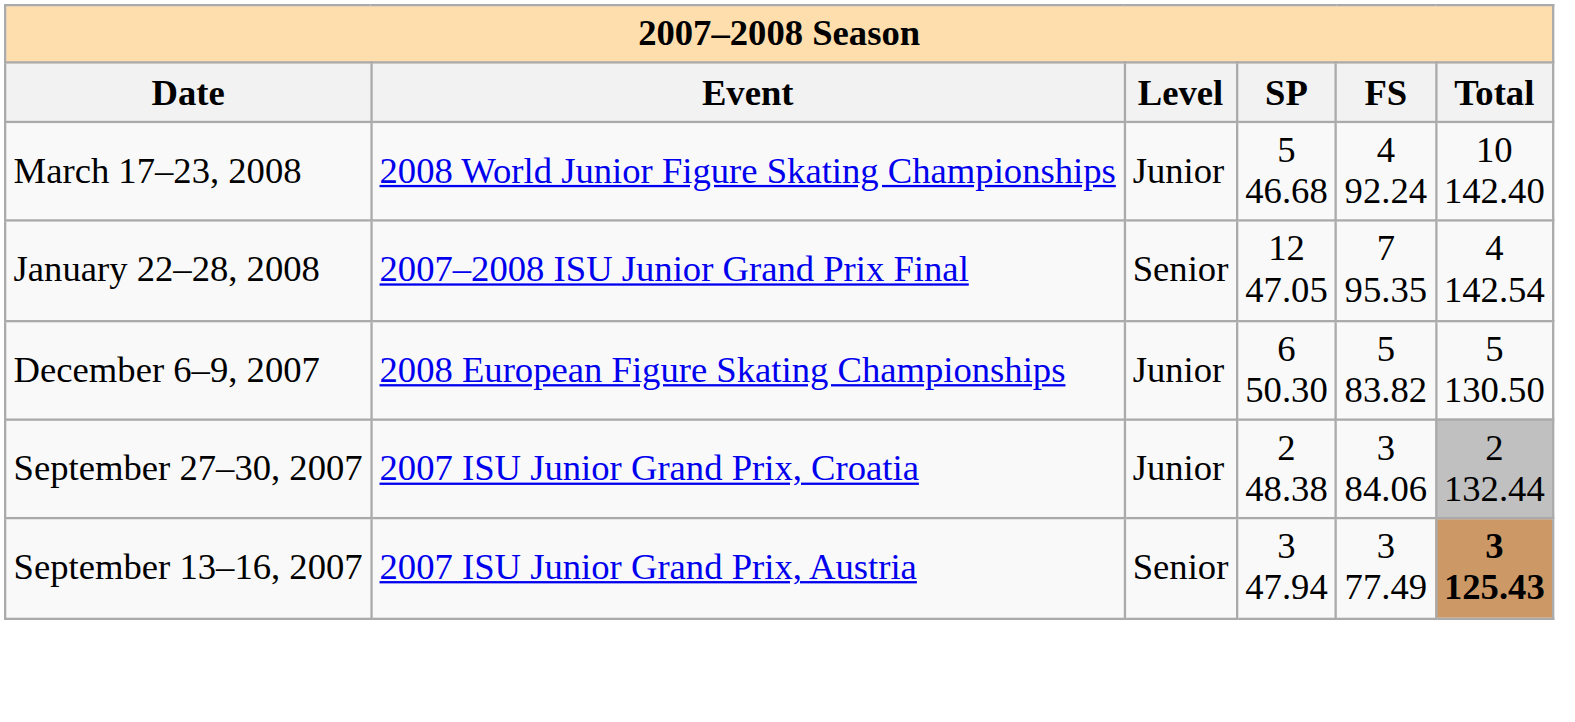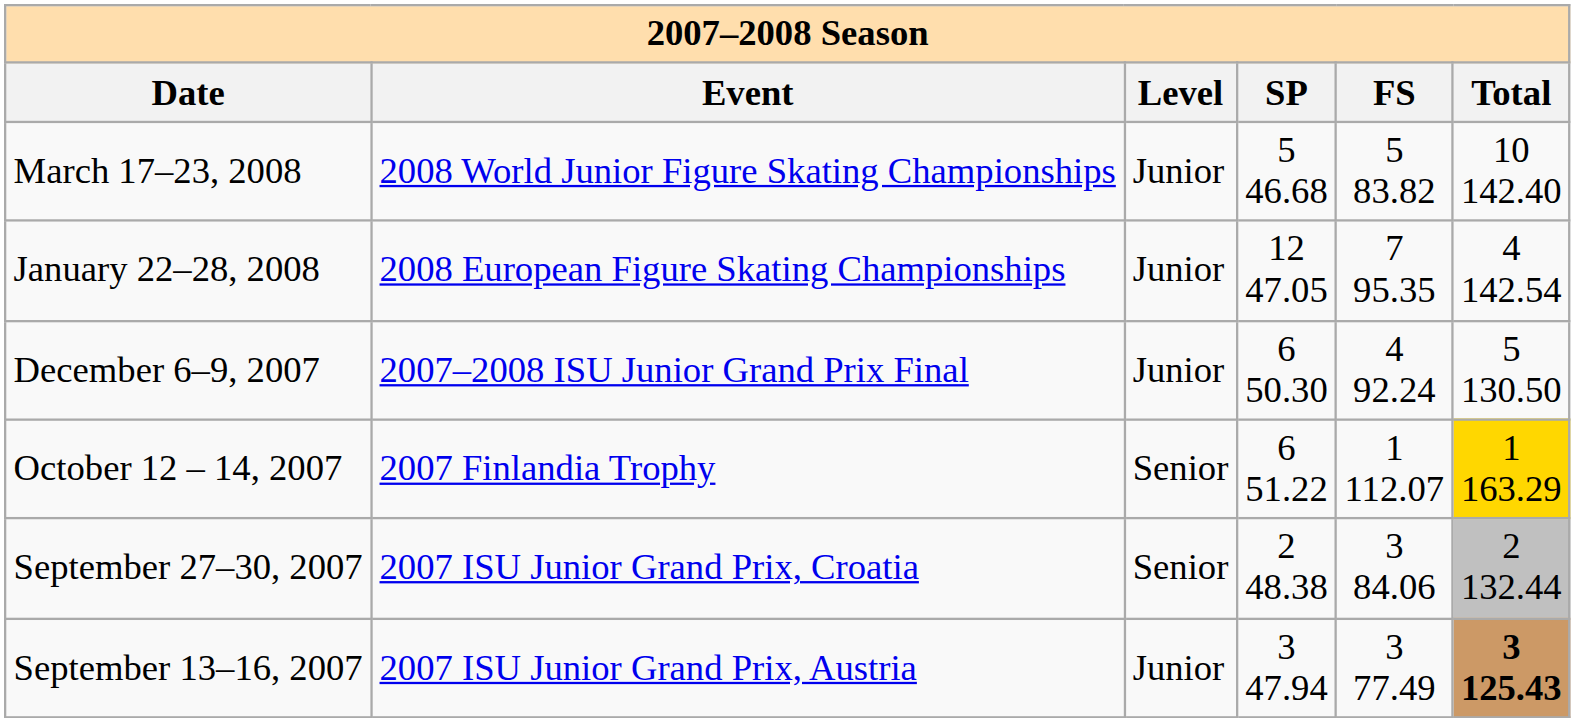(1386, 170) 4 92.24 -> (1394, 170) 5 83.82
(674, 269) 2007–2008 ISU Junior Grand Prix Final -> (722, 269) 2008 European Figure Skating Championships
(1181, 269) Senior -> (1179, 269) Junior
(722, 369) 2008 European Figure Skating Championships -> (674, 369) 2007–2008 ISU Junior Grand Prix Final
(1386, 369) 5 83.82 -> (1394, 369) 4 92.24
+ row: (178, 468)
(1179, 468) Junior -> (1181, 567) Senior
(1181, 567) Senior -> (1179, 667) Junior
